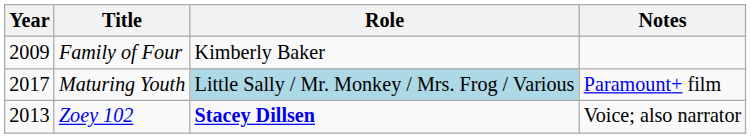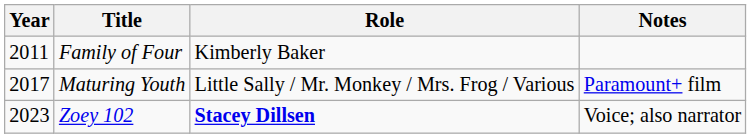(29, 52) 2009 -> (29, 52) 2011
(385, 84) lightblue background -> (385, 84) no background
(29, 116) 2013 -> (29, 116) 2023
